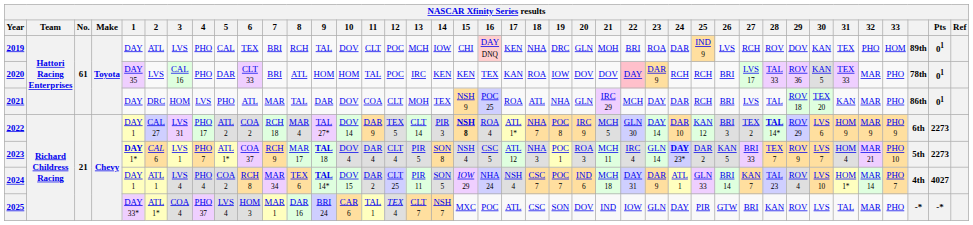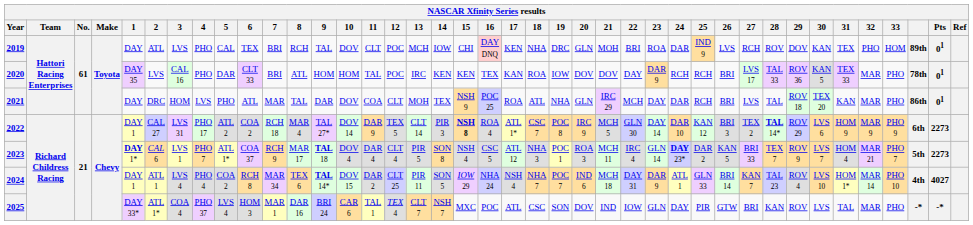(633, 74) pink background -> (633, 74) no background
(537, 127) NHA 7 -> (537, 127) CSC 7
(895, 154) PHO 10 -> (895, 154) PHO 7
(537, 180) CSC 7 -> (537, 180) NHA 7
(895, 180) PHO 7 -> (895, 180) PHO 10
